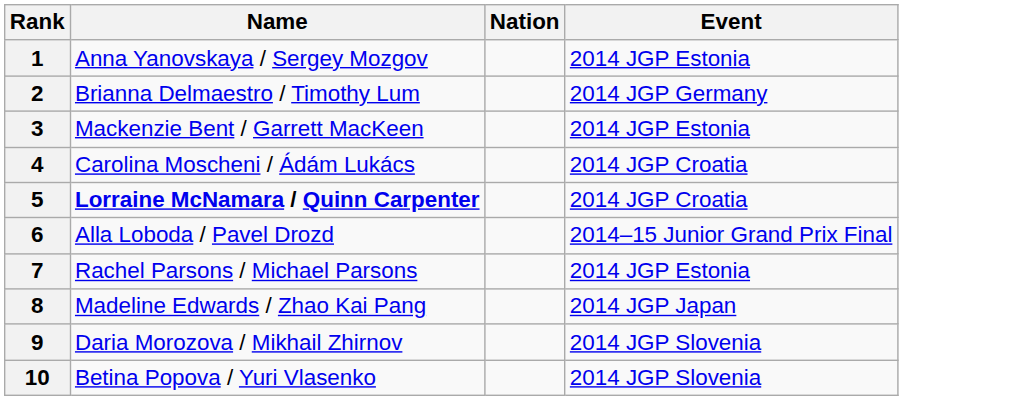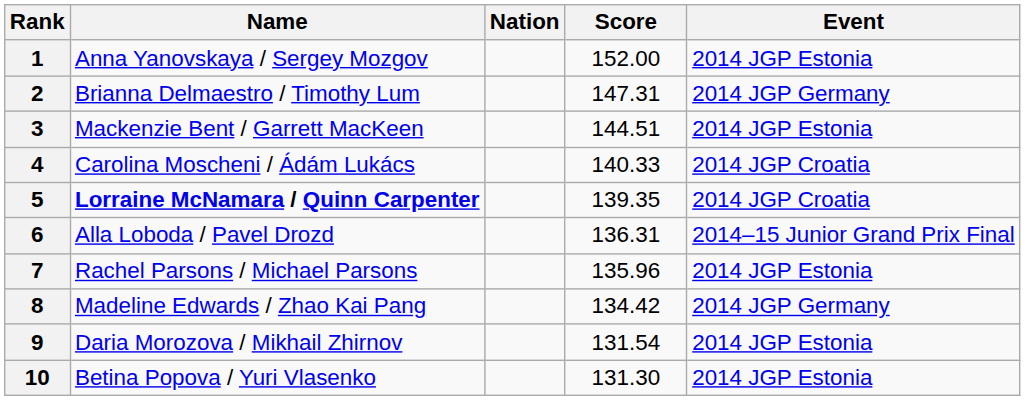+ column: (626, 22)
(653, 306) 2014 JGP Japan -> (791, 306) 2014 JGP Germany
(666, 341) 2014 JGP Slovenia -> (782, 341) 2014 JGP Estonia
(666, 377) 2014 JGP Slovenia -> (782, 377) 2014 JGP Estonia
